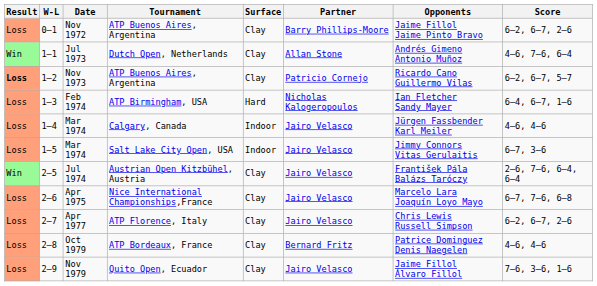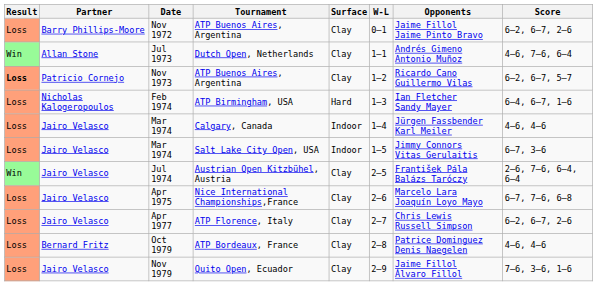columns swapped: (51, 11) <-> (338, 11)
